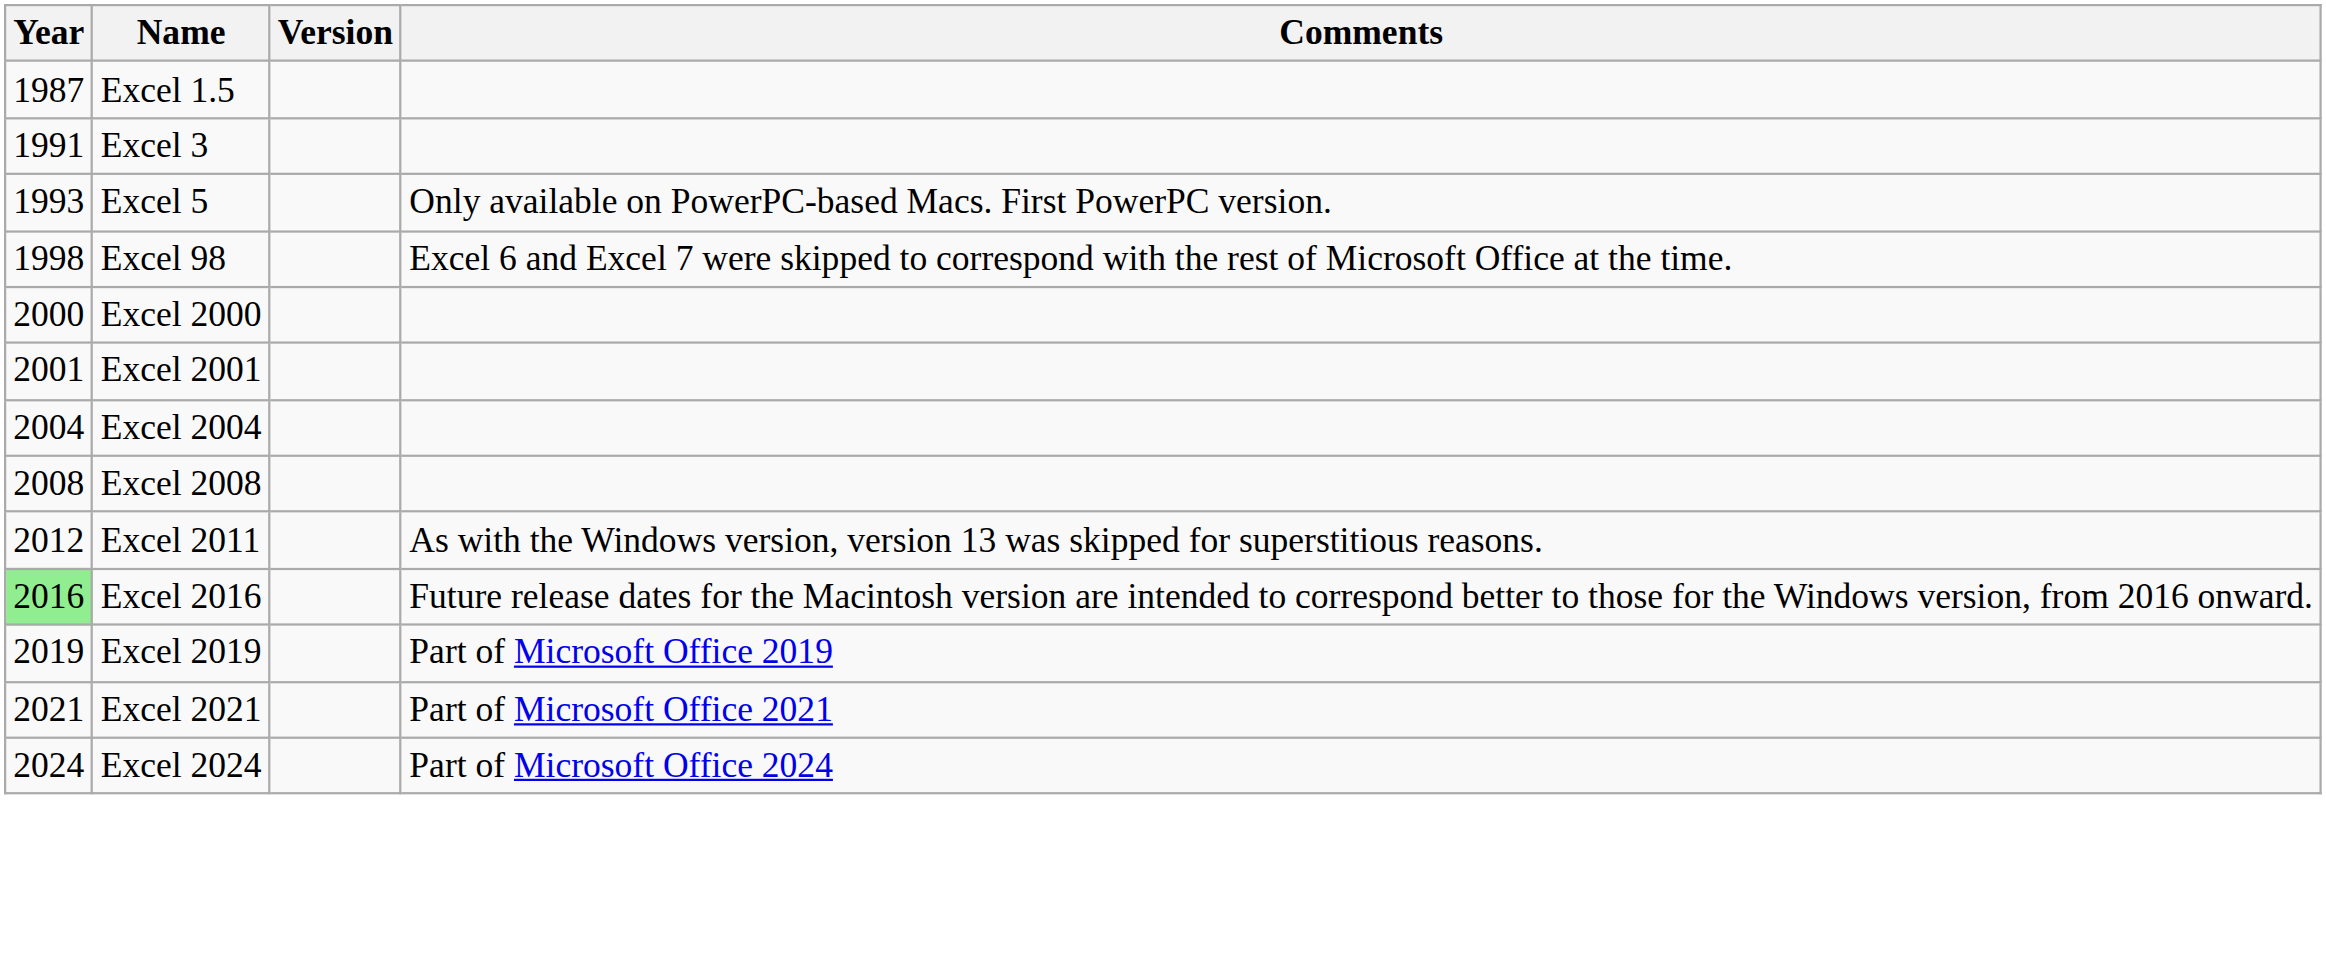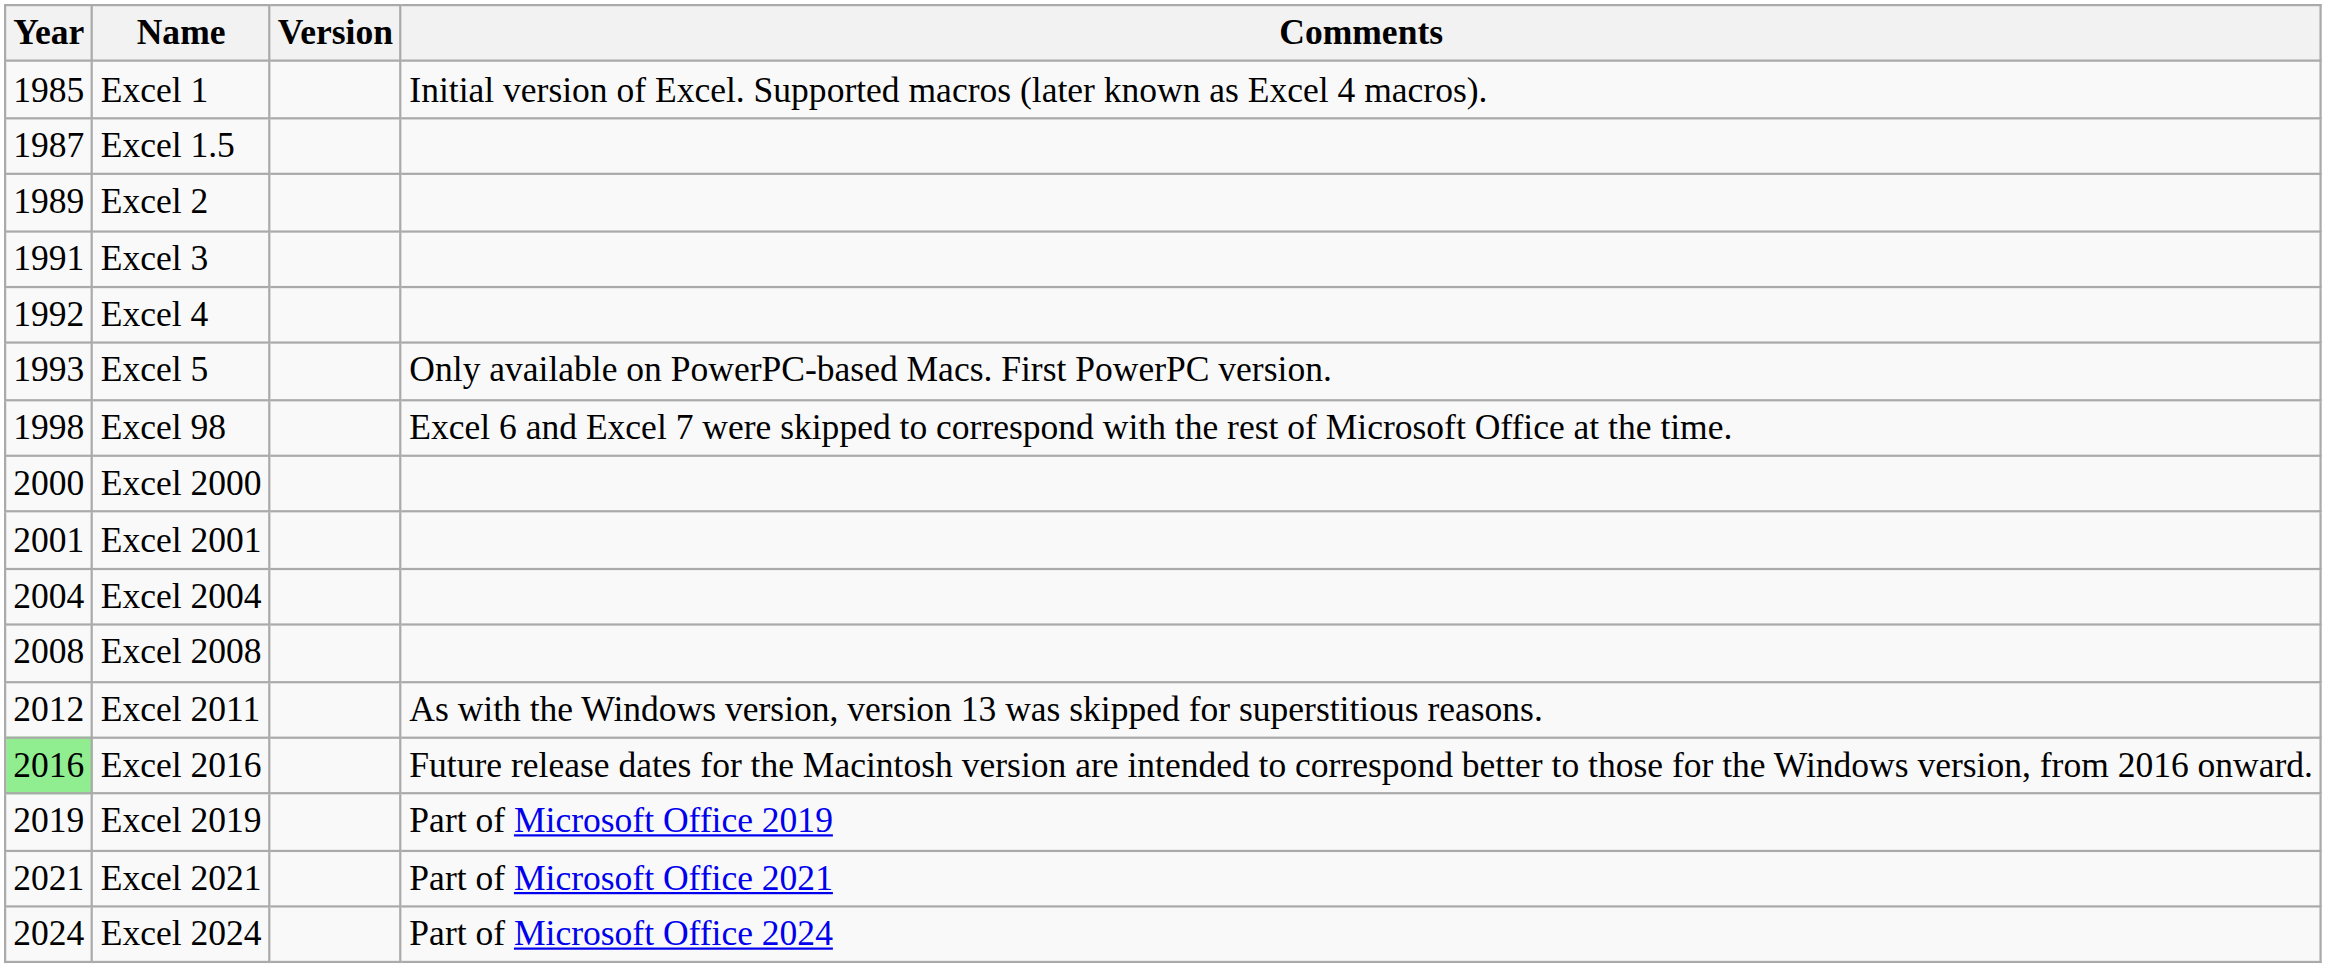+ row: (154, 88)
+ row: (154, 201)
+ row: (154, 314)
